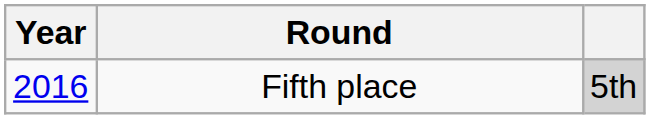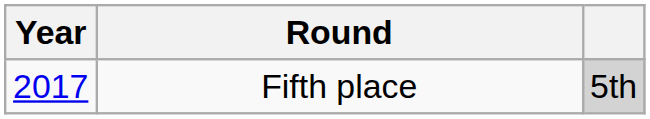(51, 86) 2016 -> (51, 86) 2017
